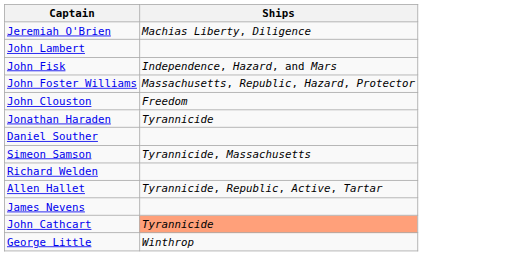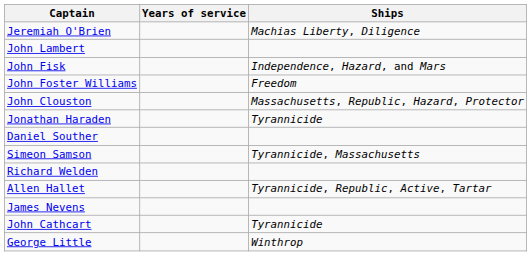+ column: (194, 13)
(278, 84) Massachusetts, Republic, Hazard, Protector -> (274, 84) Freedom
(165, 101) Freedom -> (388, 101) Massachusetts, Republic, Hazard, Protector
(178, 224) lightsalmon background -> (287, 224) no background
